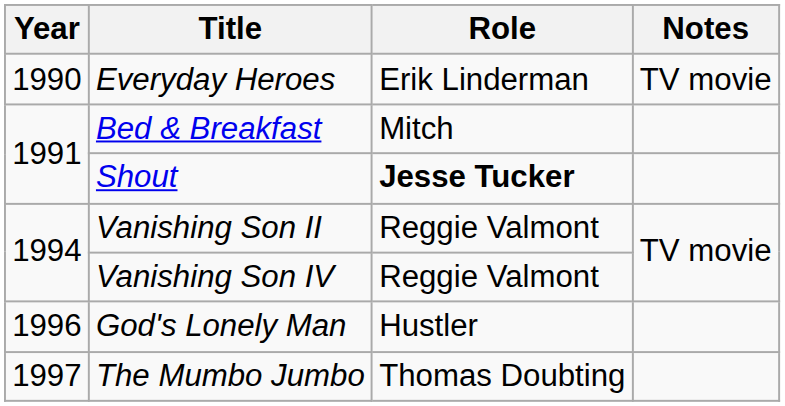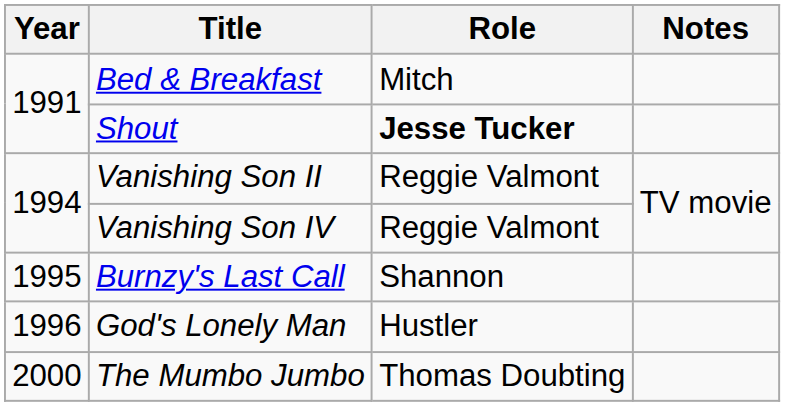- row: (216, 78)
+ row: (220, 276)
(47, 375) 1997 -> (47, 375) 2000
